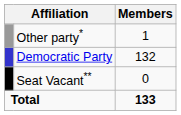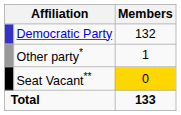rows swapped: (64, 57) <-> (50, 35)
(145, 78) no background -> (145, 78) gold background
